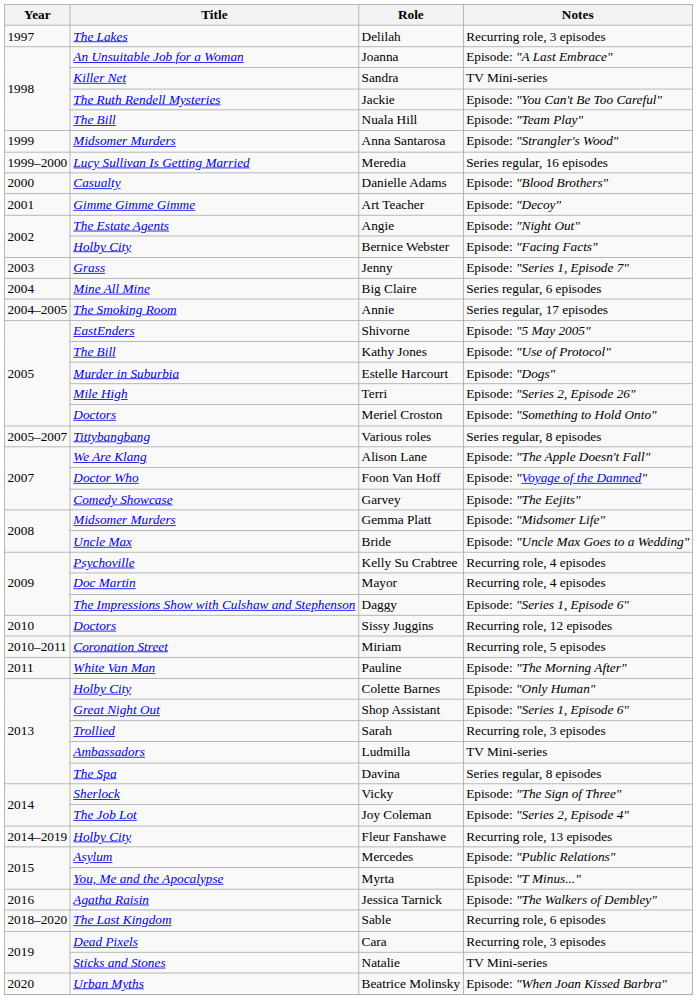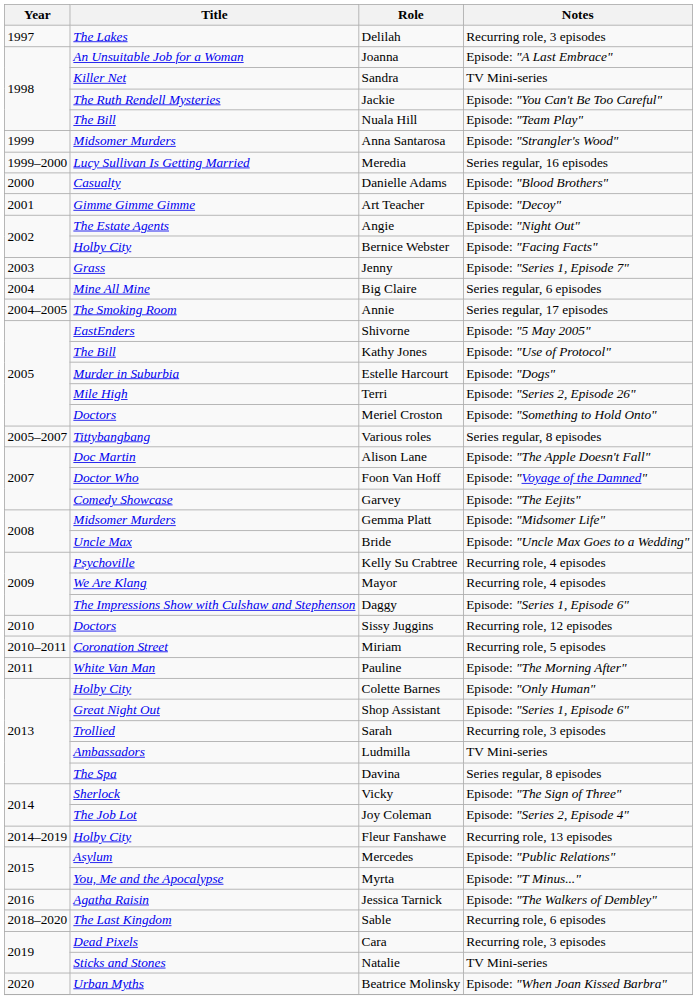(110, 457) We Are Klang -> (105, 457) Doc Martin
(105, 583) Doc Martin -> (110, 583) We Are Klang
